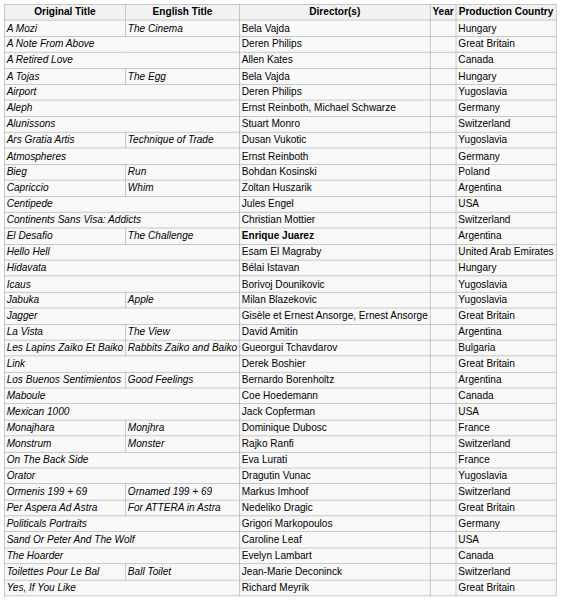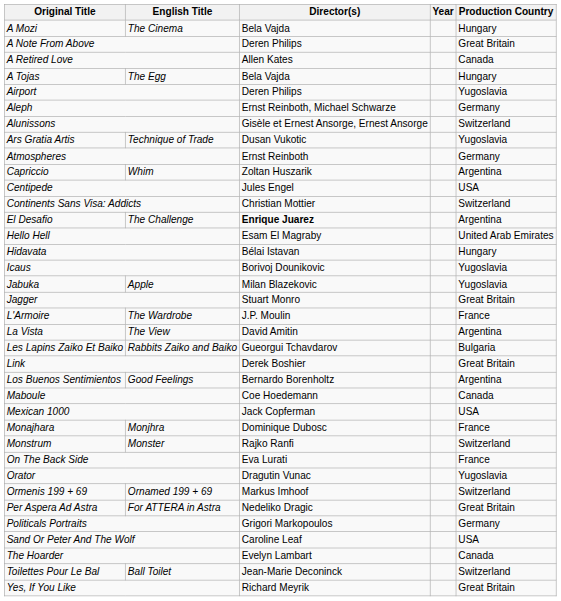(271, 124) Stuart Monro -> (335, 124) Gisèle et Ernest Ansorge, Ernest Ansorge
- row: (17, 172)
(335, 316) Gisèle et Ernest Ansorge, Ernest Ansorge -> (271, 300) Stuart Monro
+ row: (28, 316)
